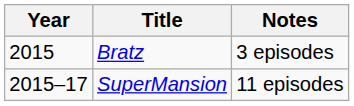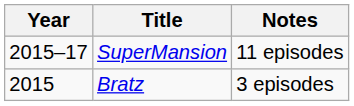rows swapped: (121, 52) <-> (162, 84)
